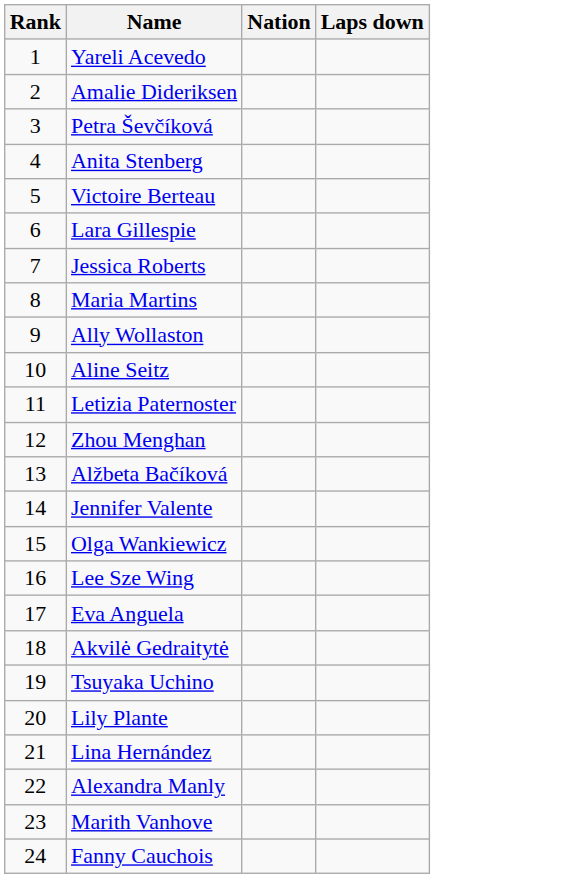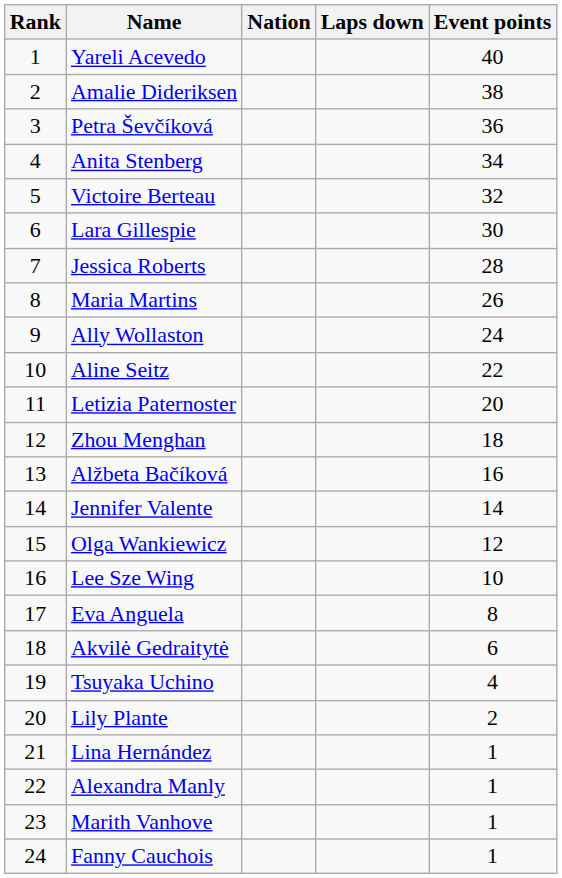+ column: (493, 21)
